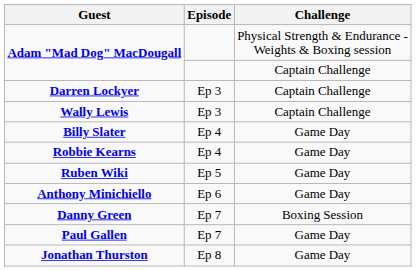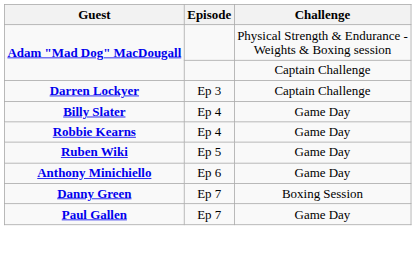- row: (94, 111)
- row: (94, 255)
